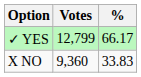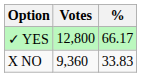(76, 38) 12,799 -> (76, 38) 12,800
